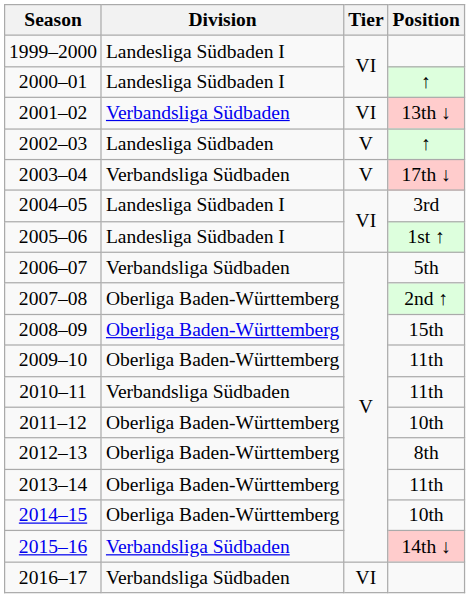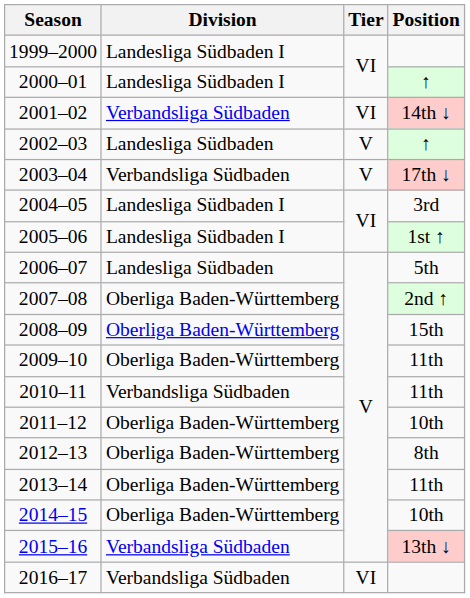(426, 112) 13th ↓ -> (426, 112) 14th ↓
(198, 267) Verbandsliga Südbaden -> (190, 267) Landesliga Südbaden
(426, 546) 14th ↓ -> (426, 546) 13th ↓
